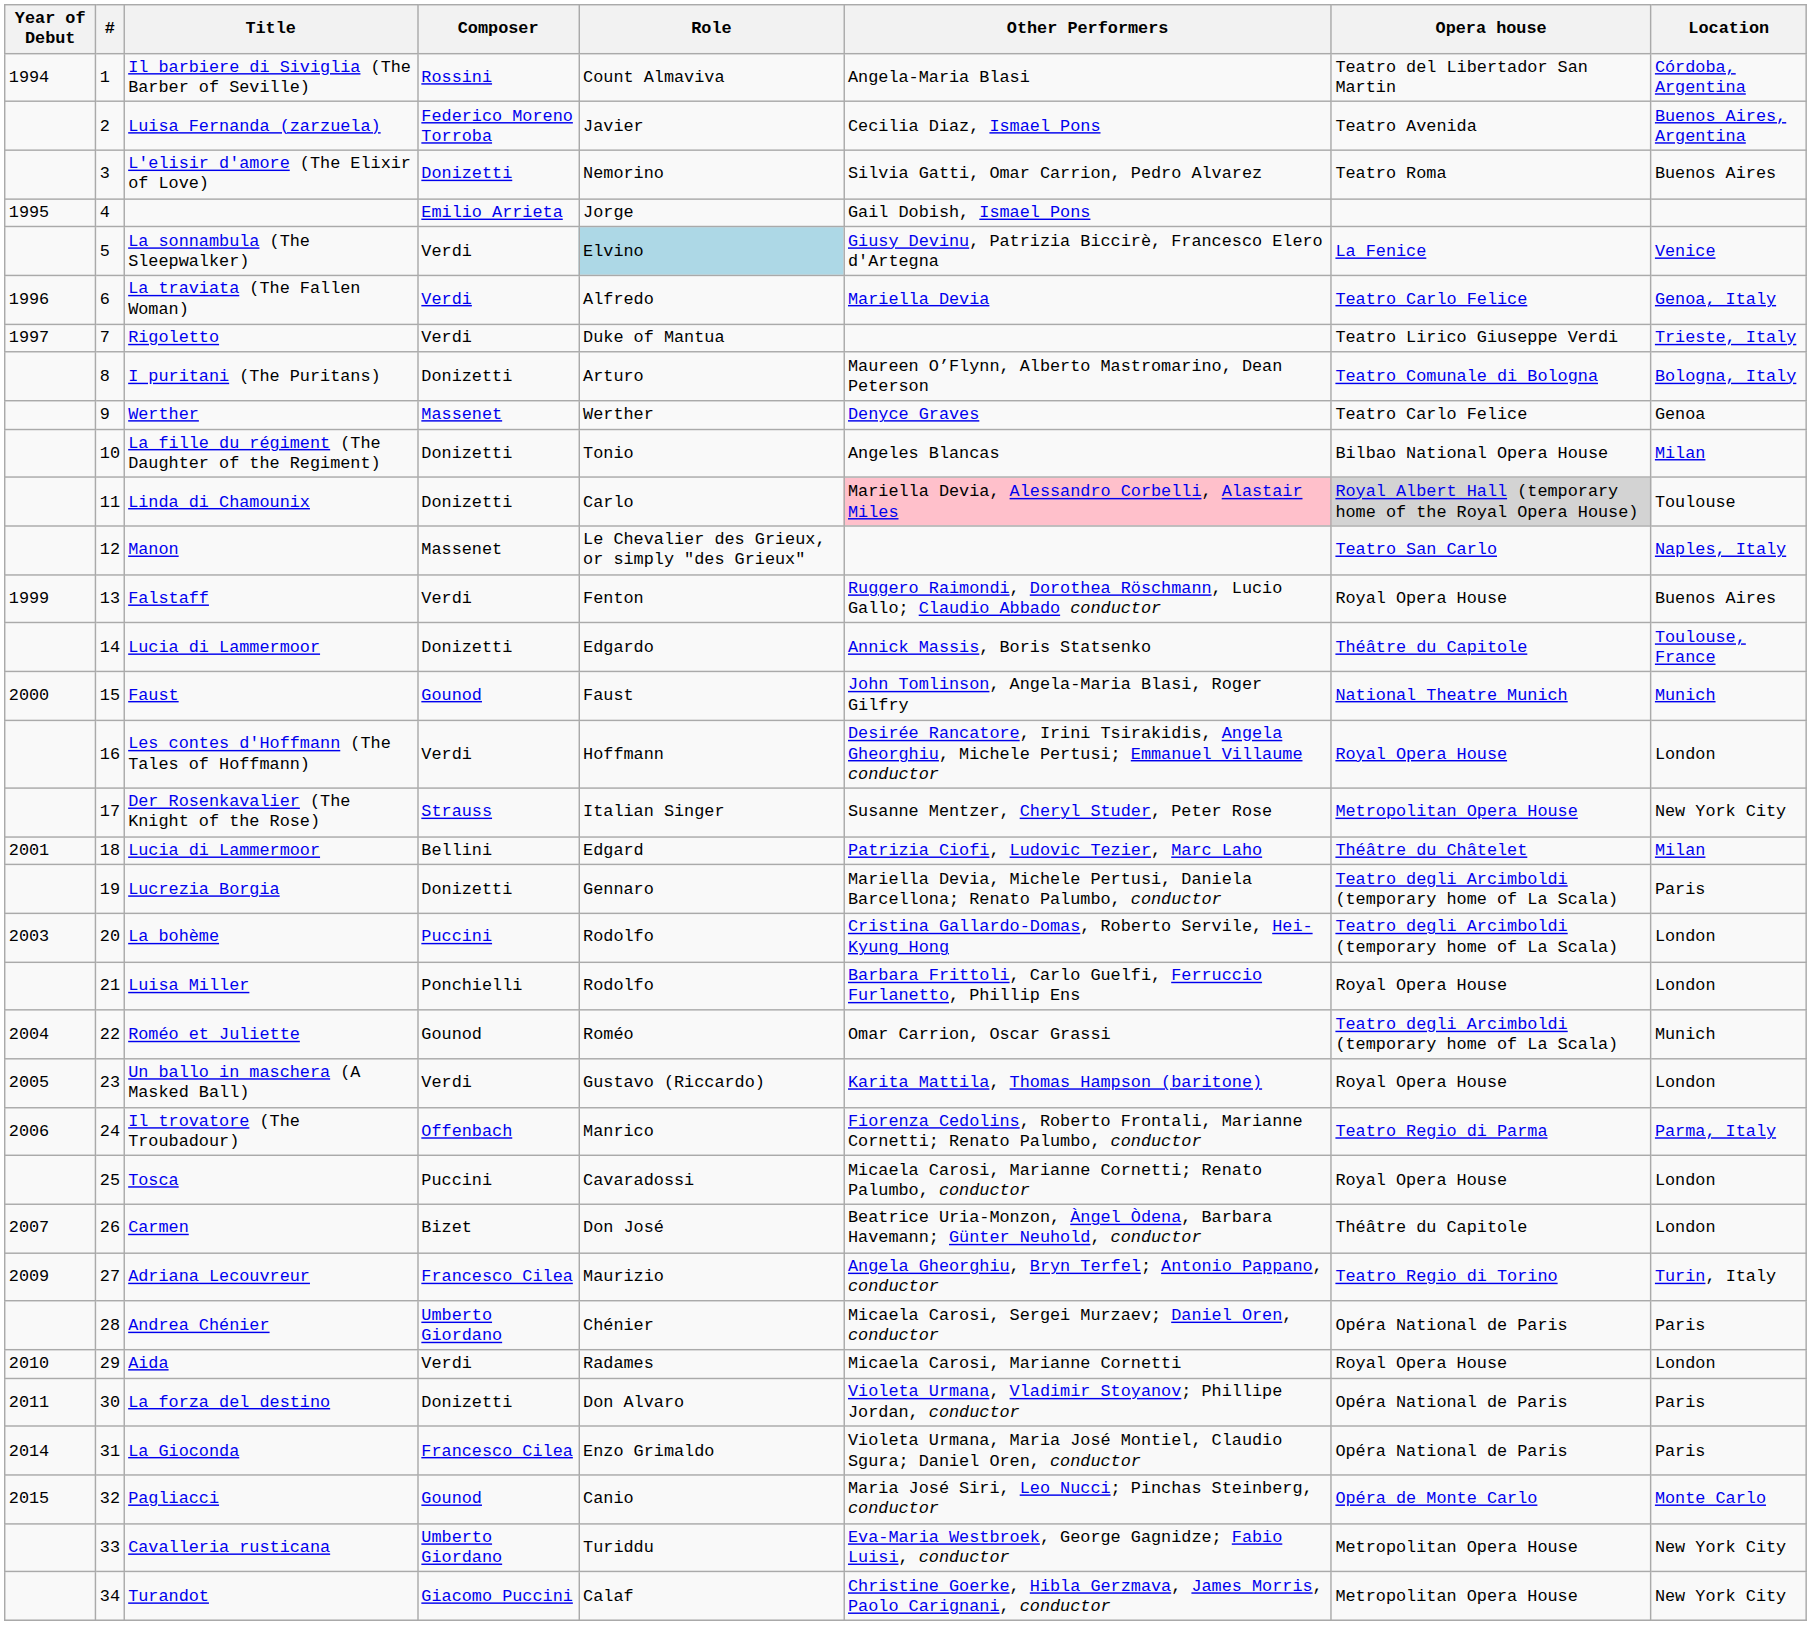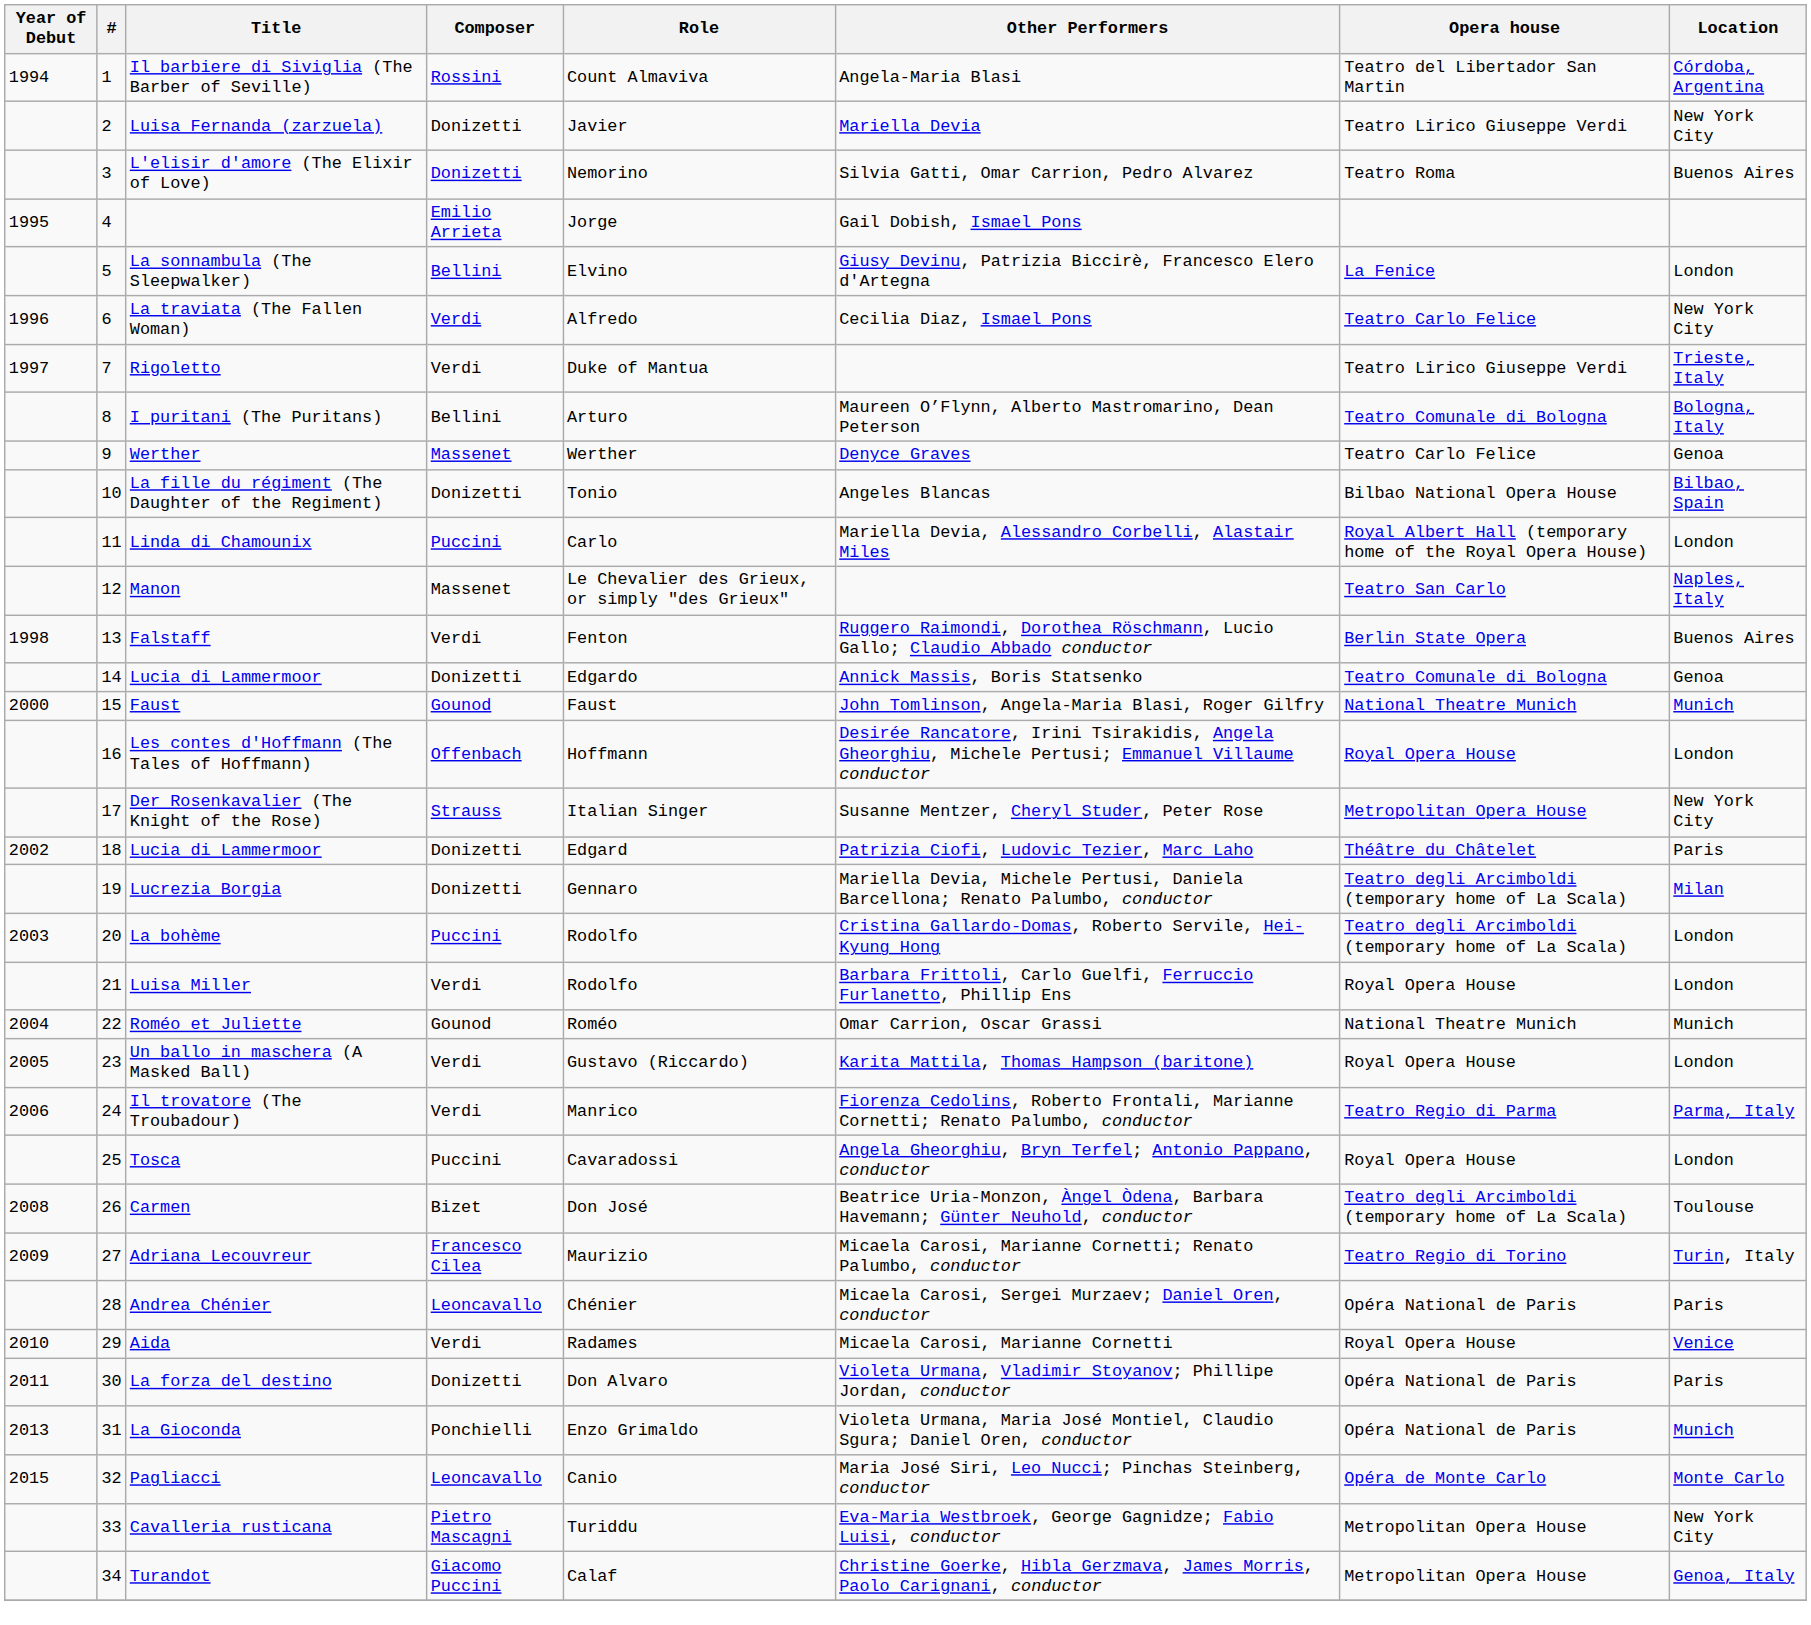(497, 126) Federico Moreno Torroba -> (476, 126) Donizetti
(974, 126) Cecilia Diaz, Ismael Pons -> (910, 126) Mariella Devia
(1406, 126) Teatro Avenida -> (1486, 126) Teatro Lirico Giuseppe Verdi
(1721, 126) Buenos Aires, Argentina -> (1714, 126) New York City
(447, 251) Verdi -> (466, 271) Bellini
(613, 251) lightblue background -> (597, 271) no background
(1685, 251) Venice -> (1704, 271) London
(919, 299) Mariella Devia -> (965, 319) Cecilia Diaz, Ismael Pons
(1716, 299) Genoa, Italy -> (1714, 319) New York City
(467, 376) Donizetti -> (466, 416) Bellini
(1680, 453) Milan -> (1709, 493) Bilbao, Spain
(467, 501) Donizetti -> (466, 542) Puccini
(1075, 501) pink background -> (1066, 542) no background
(1487, 501) lightgrey background -> (1496, 542) no background
(1695, 501) Toulouse -> (1704, 542) London
(29, 598) 1999 -> (29, 639) 1998
(1421, 598) Royal Opera House -> (1435, 639) Berlin State Opera
(1431, 647) Théâtre du Capitole -> (1475, 677) Teatro Comunale di Bologna
(1700, 647) Toulouse, France -> (1699, 677) Genoa
(447, 754) Verdi -> (476, 754) Offenbach
(29, 851) 2001 -> (29, 851) 2002
(457, 851) Bellini -> (476, 851) Donizetti
(1680, 851) Milan -> (1699, 851) Paris
(1680, 889) Paris -> (1699, 889) Milan
(472, 986) Ponchielli -> (456, 986) Verdi
(1477, 1034) Teatro degli Arcimboldi (temporary home of La Scala) -> (1460, 1024) National Theatre Munich
(467, 1131) Offenbach -> (456, 1111) Verdi
(1055, 1180) Micaela Carosi, Marianne Cornetti; Renato Palumbo, conductor -> (1077, 1160) Angela Gheorghiu, Bryn Terfel; Antonio Pappano, conductor
(29, 1228) 2007 -> (29, 1208) 2008
(1431, 1228) Théâtre du Capitole -> (1486, 1208) Teatro degli Arcimboldi (temporary home of La Scala)
(1685, 1228) London -> (1714, 1208) Toulouse
(1085, 1277) Angela Gheorghiu, Bryn Terfel; Antonio Pappano, conductor -> (1046, 1257) Micaela Carosi, Marianne Cornetti; Renato Palumbo, conductor
(462, 1325) Umberto Giordano -> (486, 1305) Leoncavallo
(1685, 1364) London -> (1704, 1343) Venice
(29, 1450) 2014 -> (29, 1430) 2013
(497, 1450) Francesco Cilea -> (481, 1430) Ponchielli
(1680, 1450) Paris -> (1704, 1430) Munich
(452, 1499) Gounod -> (486, 1479) Leoncavallo
(462, 1547) Umberto Giordano -> (471, 1527) Pietro Mascagni
(1721, 1596) New York City -> (1734, 1576) Genoa, Italy
